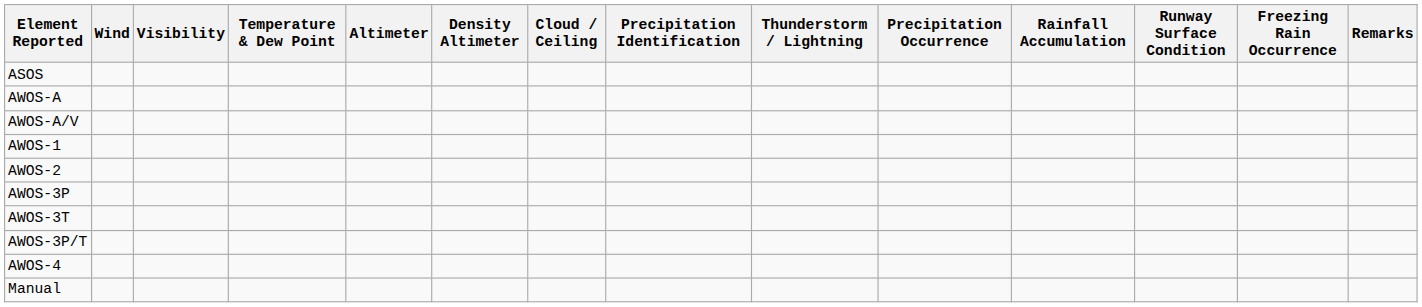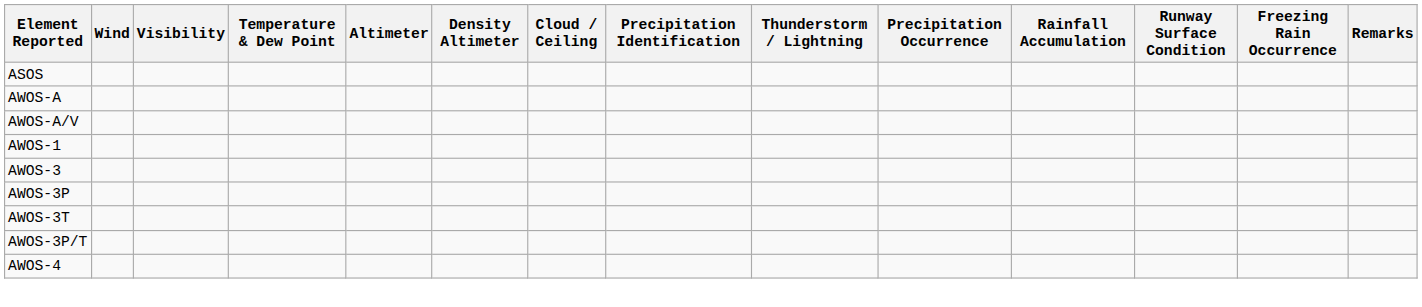- row: (35, 170)
+ row: (35, 170)
- row: (35, 290)
